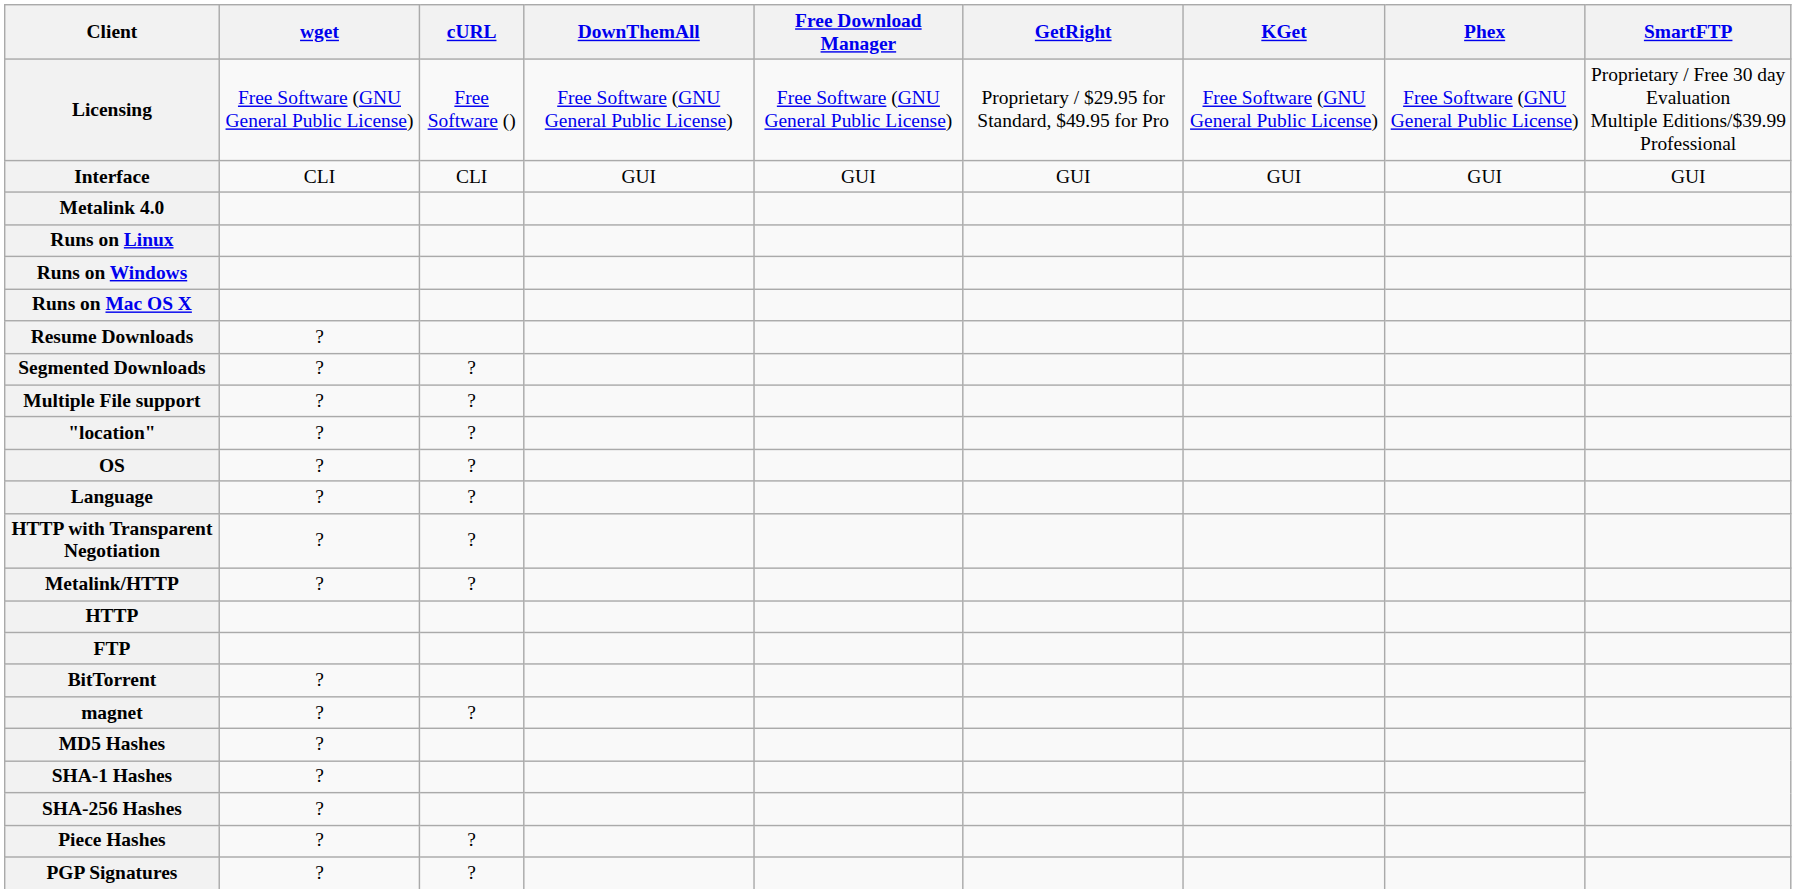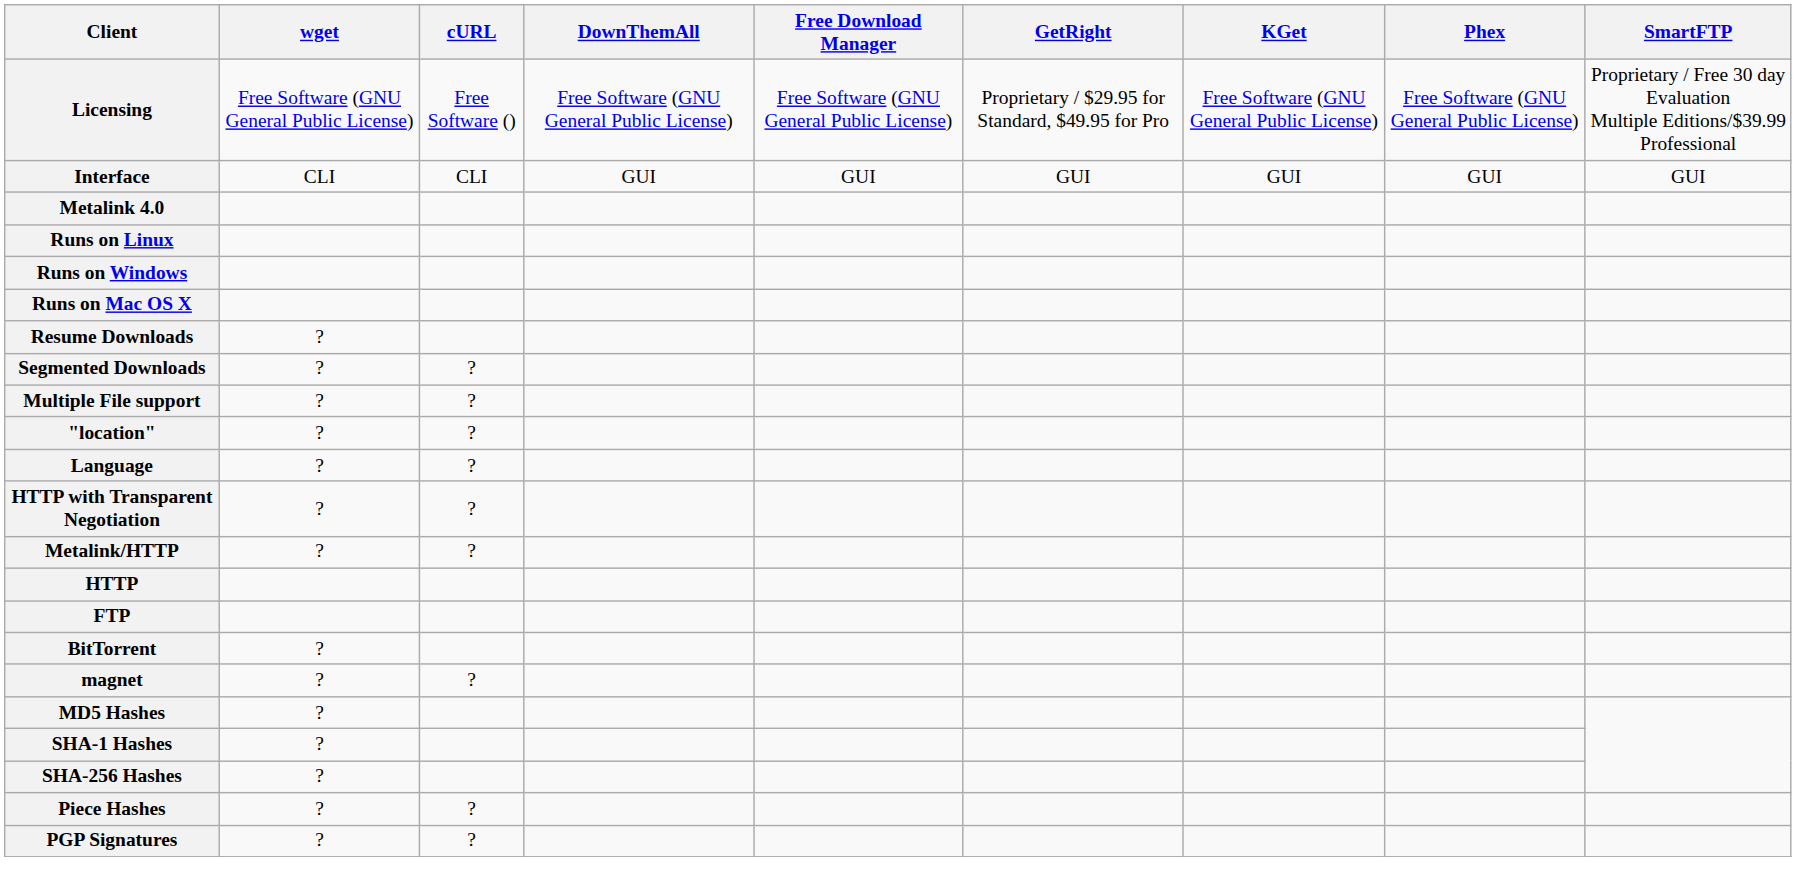- row: (112, 464)
